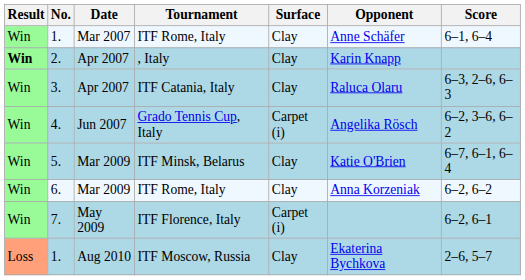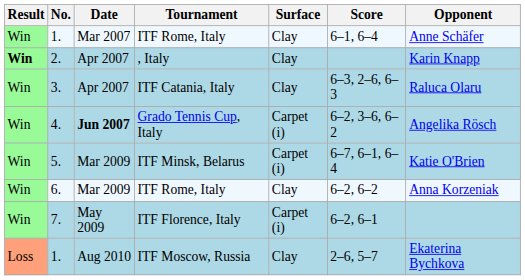columns swapped: (384, 15) <-> (481, 15)
(102, 124) normal -> (103, 124) bold
(285, 161) Clay -> (290, 161) Carpet (i)
